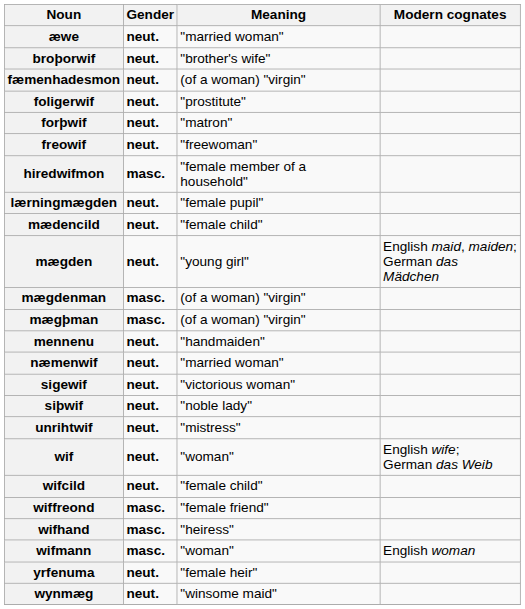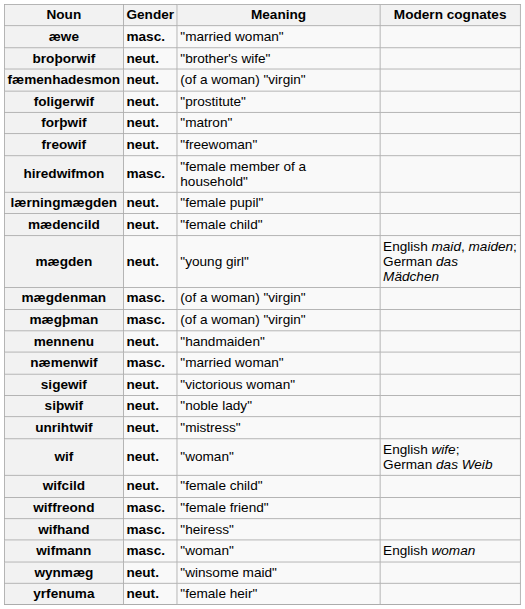(143, 36) neut. -> (146, 36) masc.
(143, 363) neut. -> (146, 363) masc.
rows swapped: (64, 594) <-> (64, 572)
